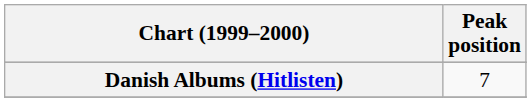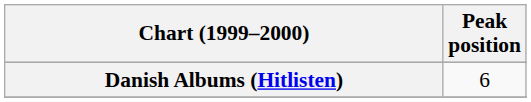(485, 79) 7 -> (485, 79) 6
